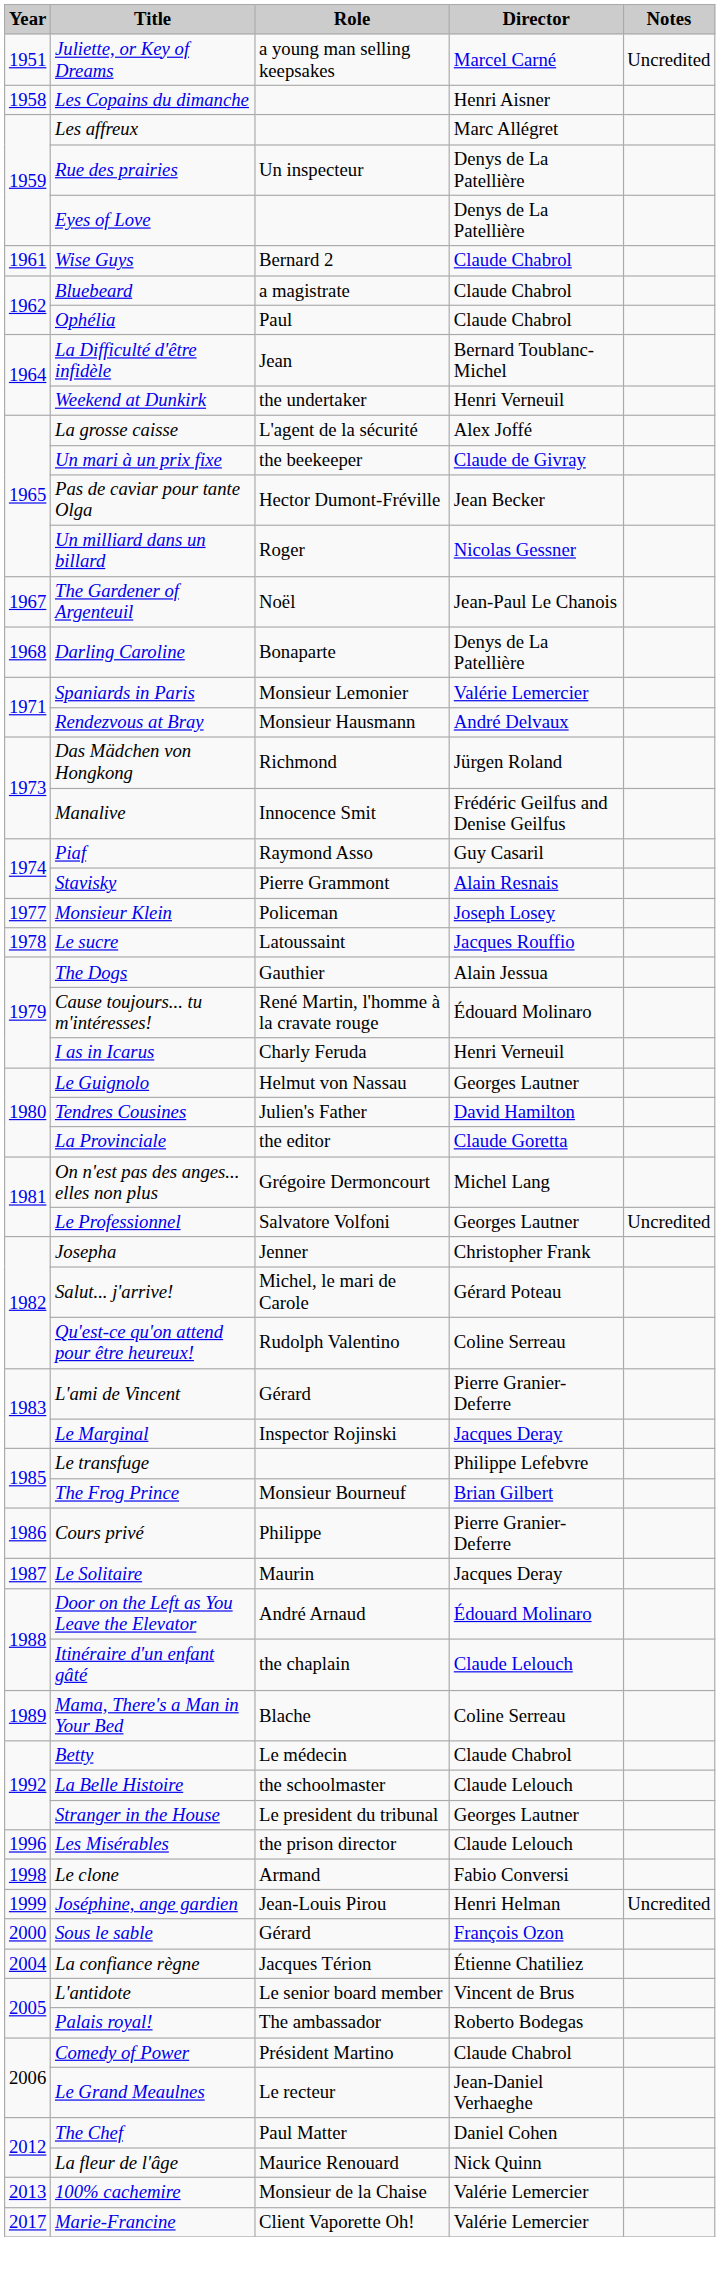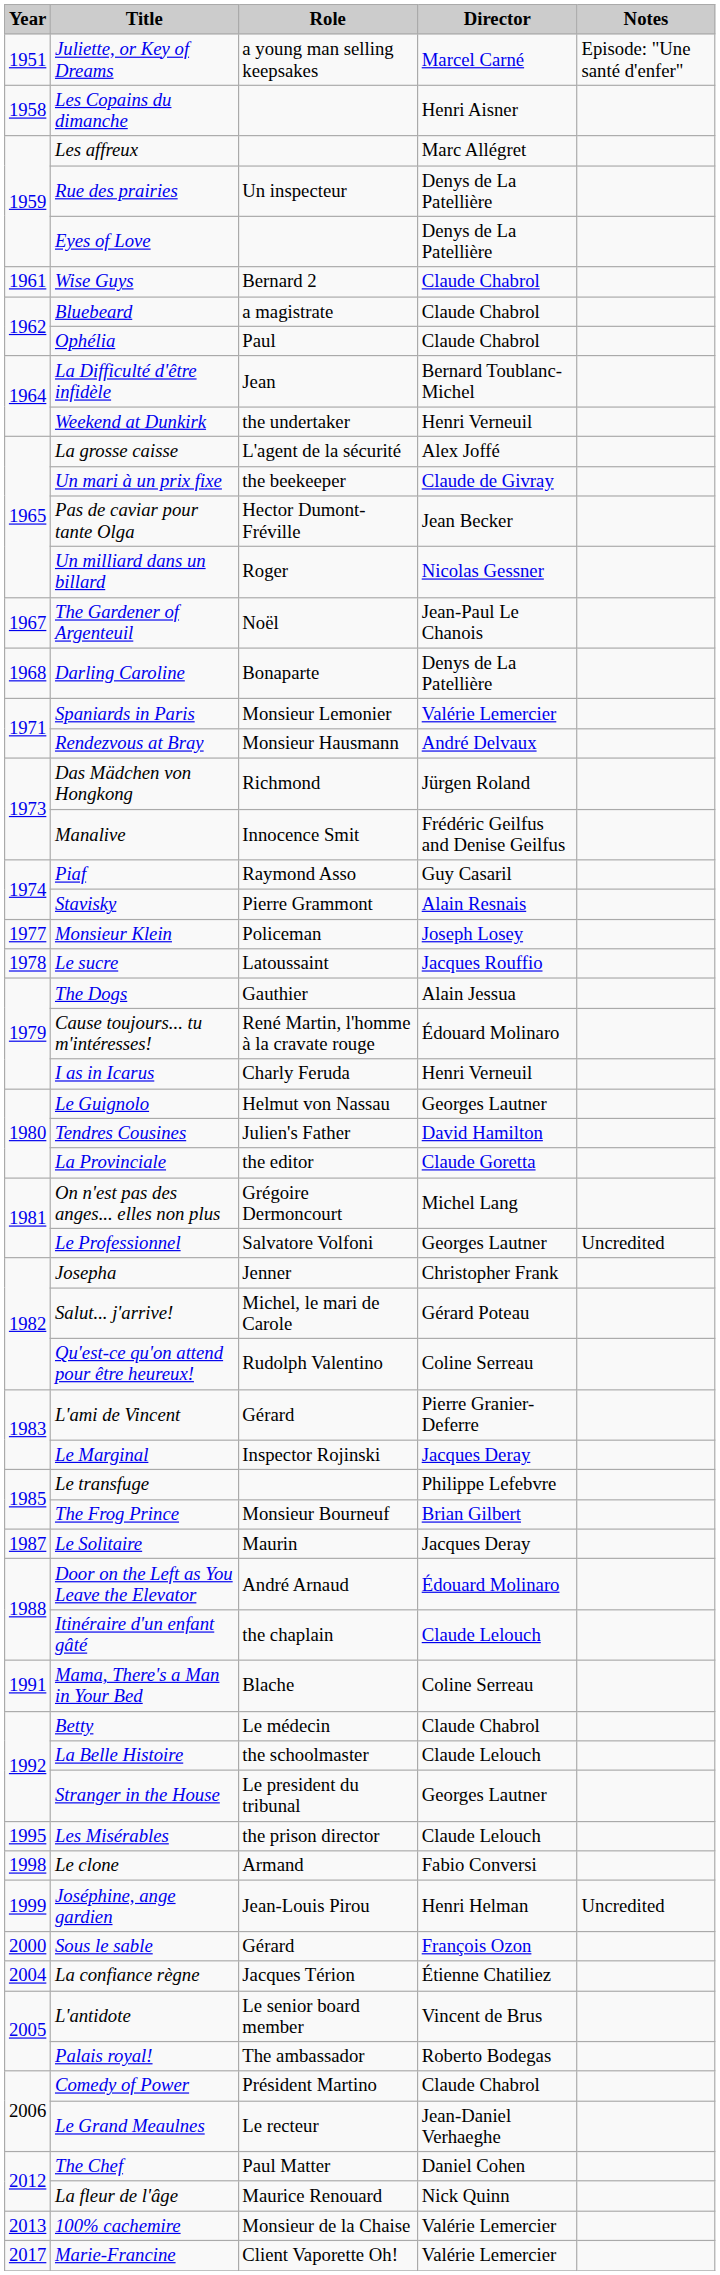(669, 59) Uncredited -> (636, 59) Episode: "Une santé d'enfer"
- row: (99, 1533)
(28, 1715) 1989 -> (28, 1685) 1991
(28, 1844) 1996 -> (28, 1835) 1995
